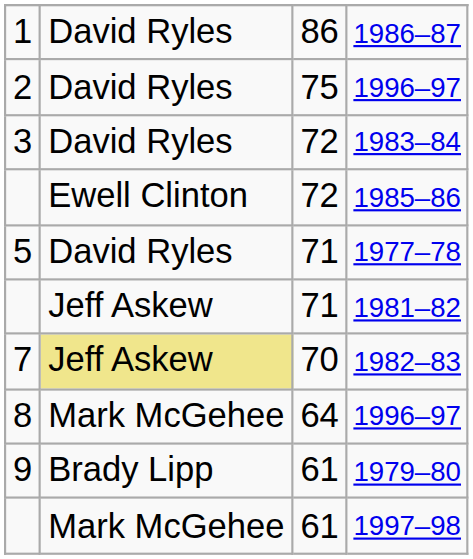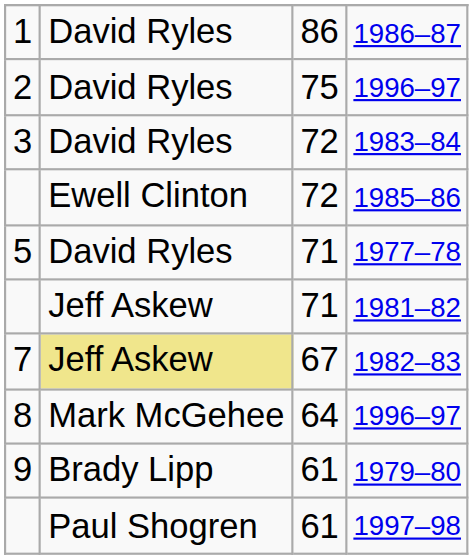(320, 360) 70 -> (320, 360) 67
(166, 525) Mark McGehee -> (153, 525) Paul Shogren
